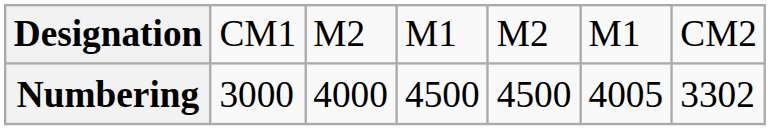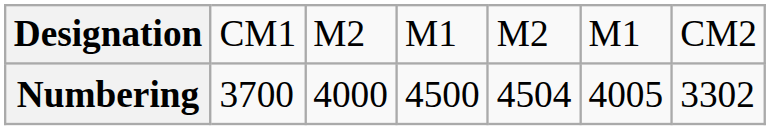(257, 93) 3000 -> (257, 93) 3700
(534, 93) 4500 -> (534, 93) 4504
